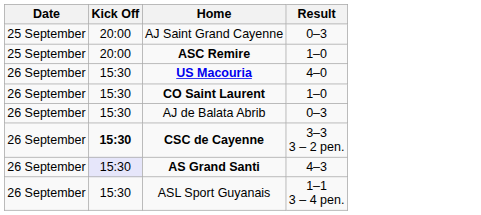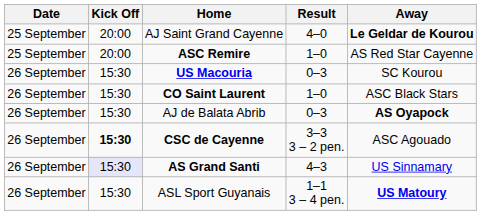+ column: (412, 14)
(317, 34) 0–3 -> (317, 34) 4–0
(317, 73) 4–0 -> (317, 73) 0–3
